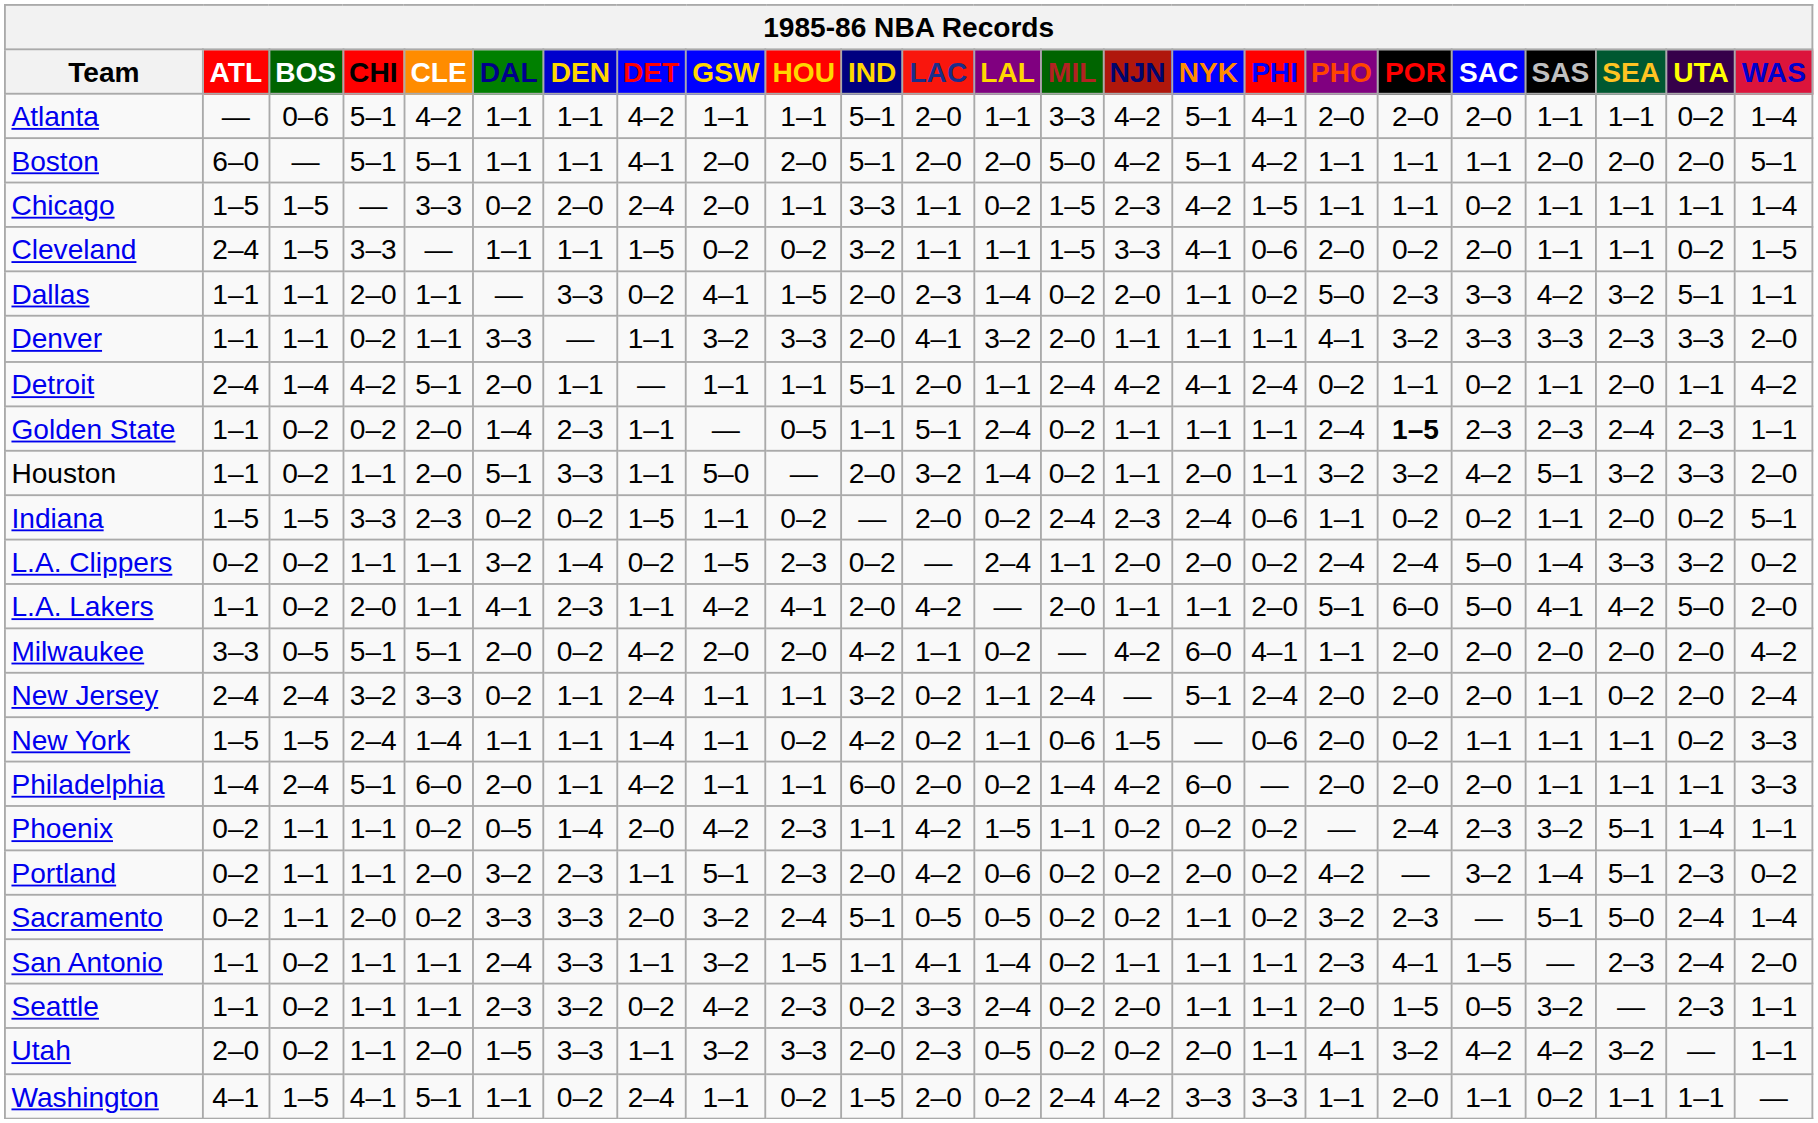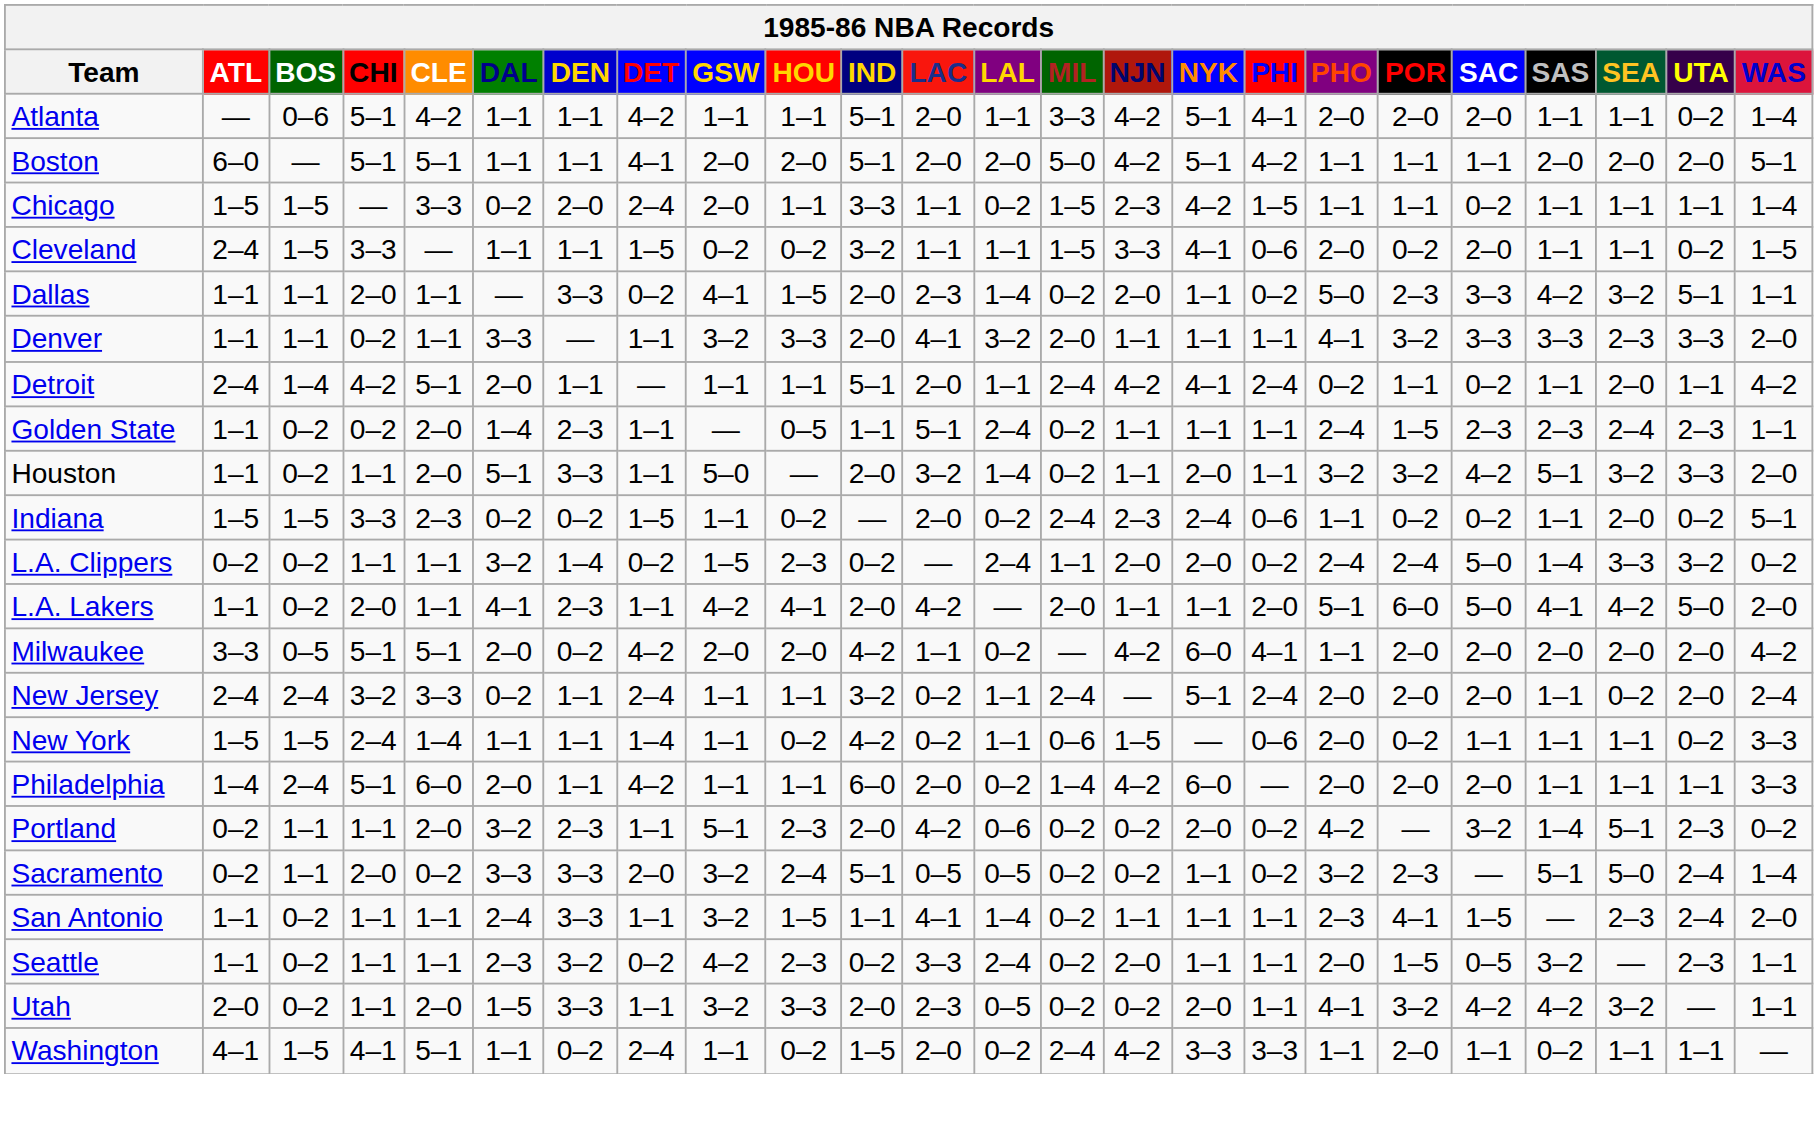(1415, 428) bold -> (1415, 428) normal
- row: (62, 829)
